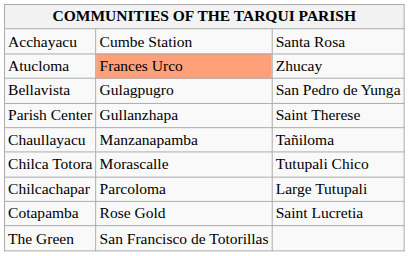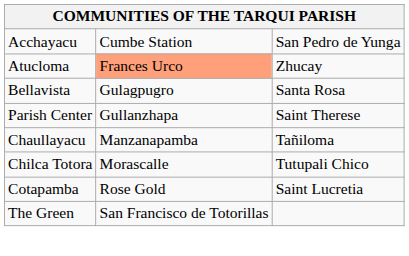(310, 41) Santa Rosa -> (338, 41) San Pedro de Yunga
(338, 90) San Pedro de Yunga -> (310, 90) Santa Rosa
- row: (49, 189)
